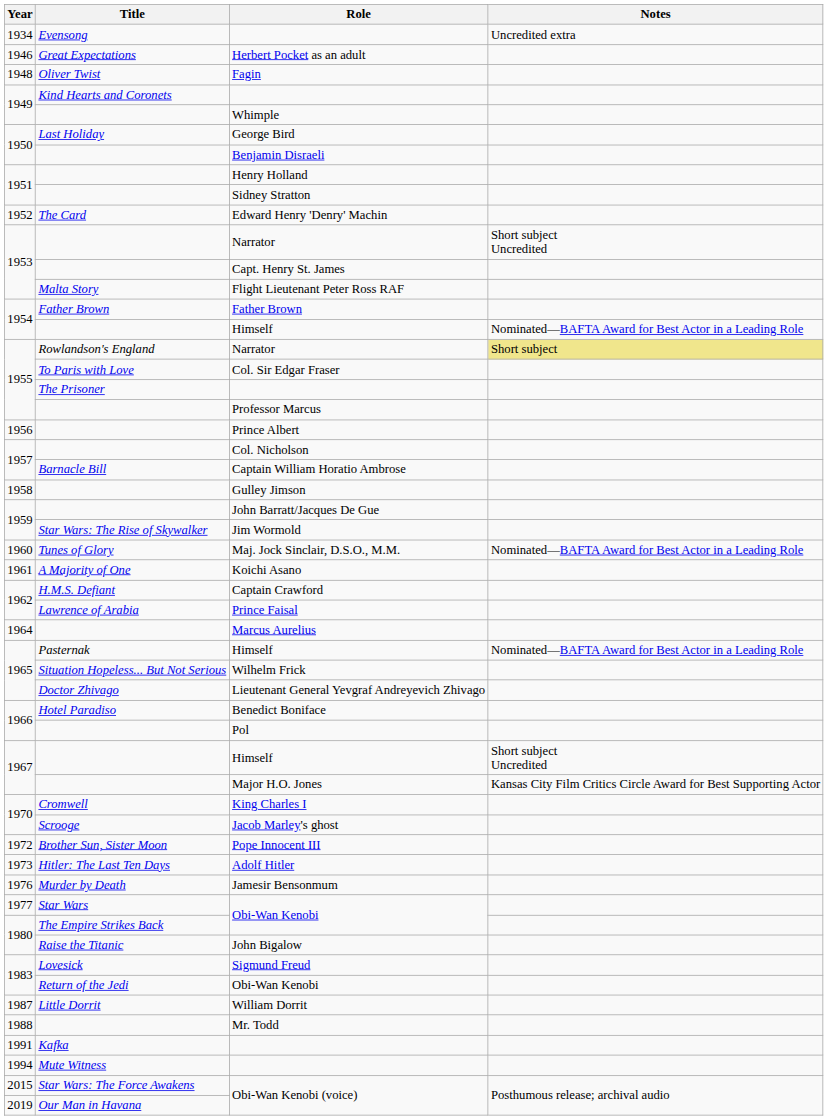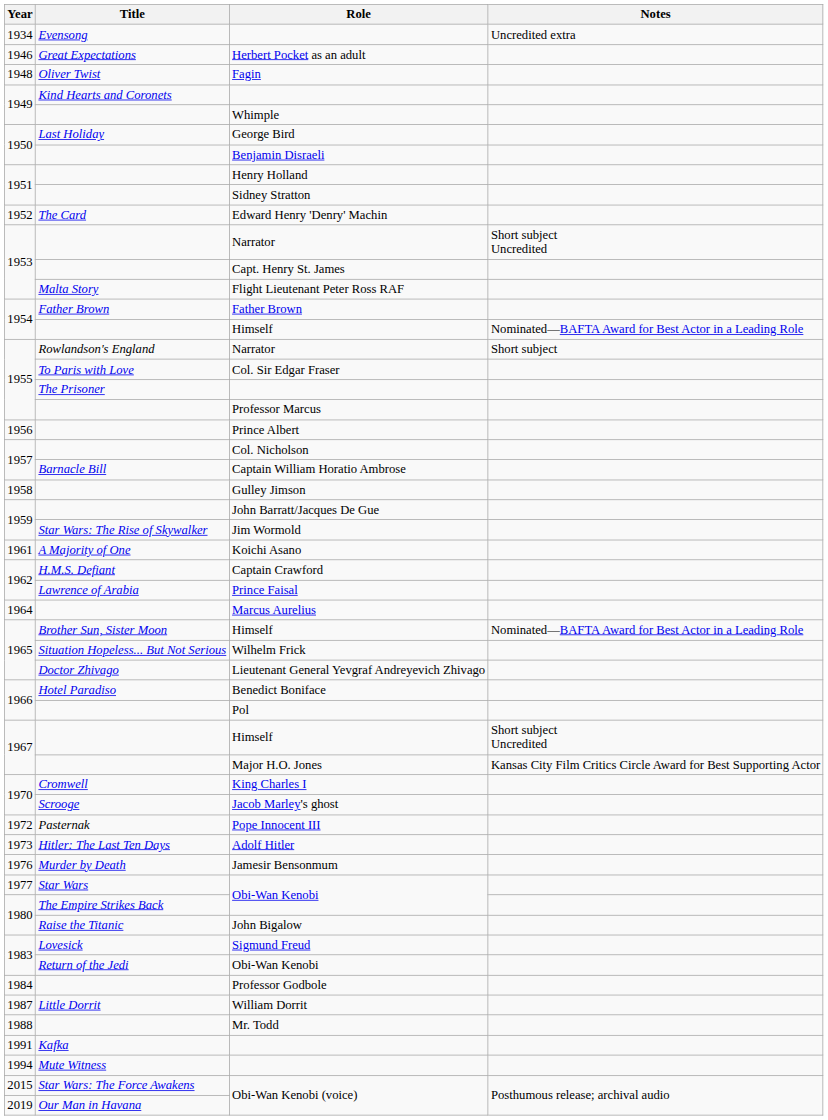(524, 349) khaki background -> (524, 349) no background
- row: (20, 549)
(64, 650) Pasternak -> (103, 630) Brother Sun, Sister Moon
(103, 844) Brother Sun, Sister Moon -> (64, 824) Pasternak
+ row: (20, 985)
